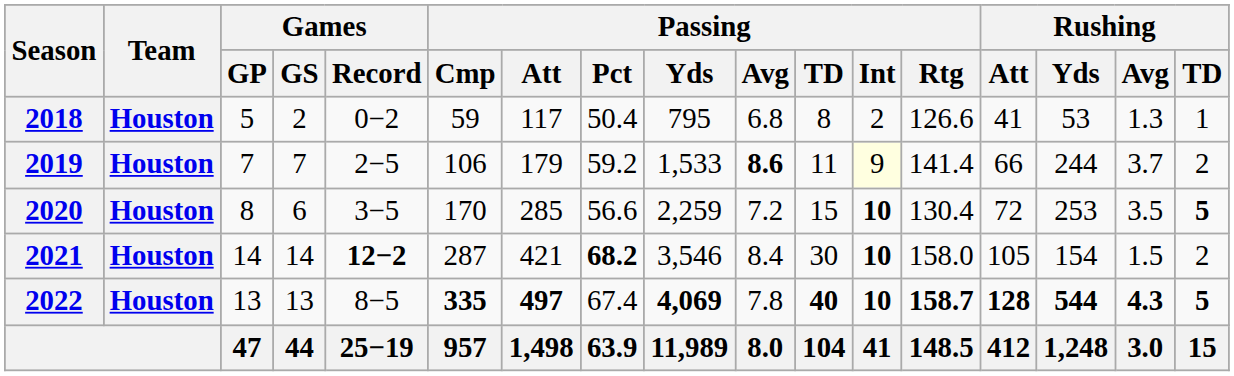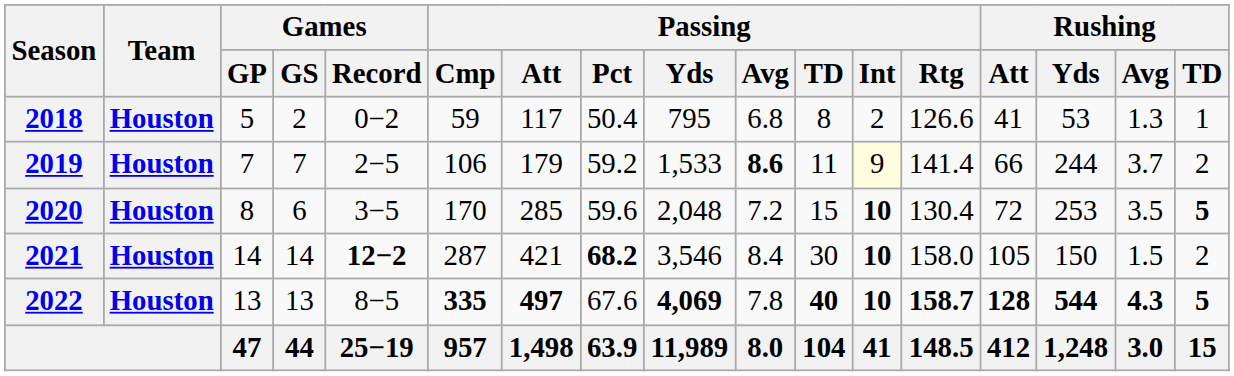(612, 210) 56.6 -> (612, 210) 59.6
(689, 210) 2,259 -> (689, 210) 2,048
(1076, 255) 154 -> (1076, 255) 150
(612, 301) 67.4 -> (612, 301) 67.6
